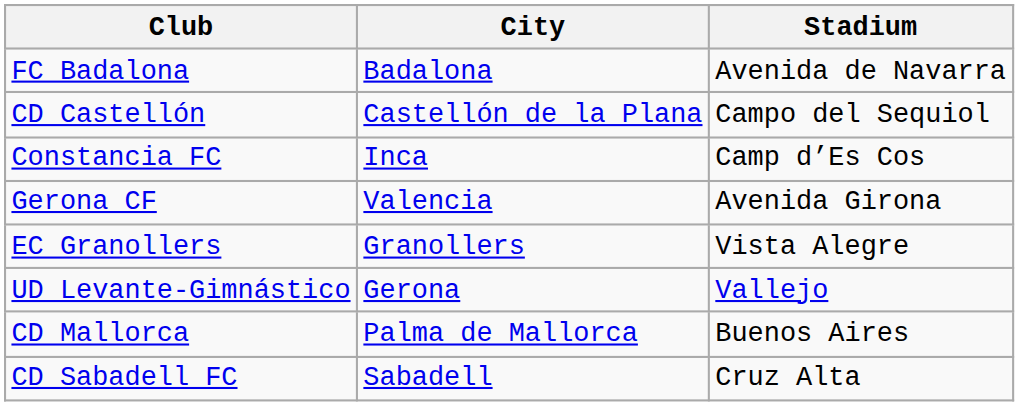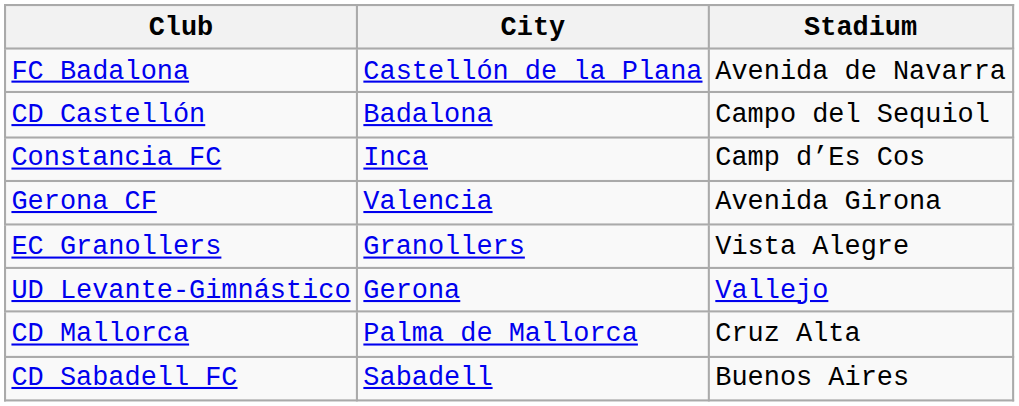(428, 71) Badalona -> (533, 71) Castellón de la Plana
(533, 115) Castellón de la Plana -> (428, 115) Badalona
(812, 334) Buenos Aires -> (788, 334) Cruz Alta
(788, 378) Cruz Alta -> (812, 378) Buenos Aires
